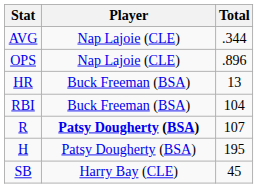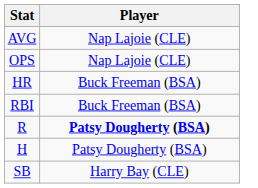- column: (234, 15)
